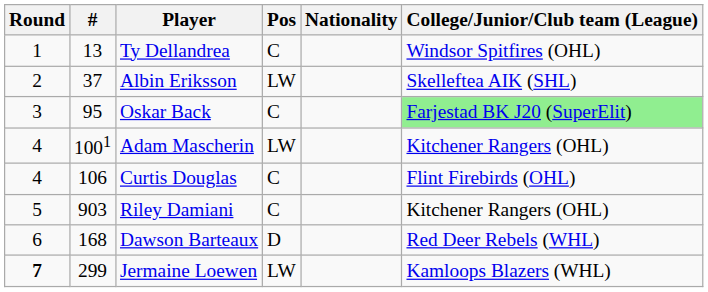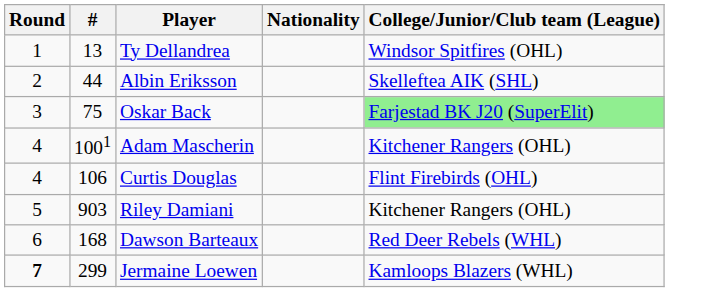- column: (282, 19)
(93, 81) 37 -> (93, 81) 44
(93, 111) 95 -> (93, 111) 75
